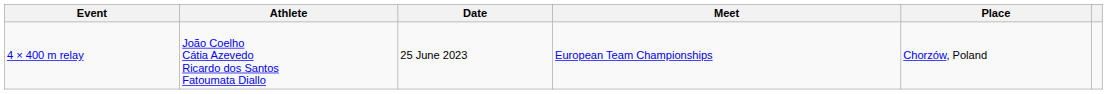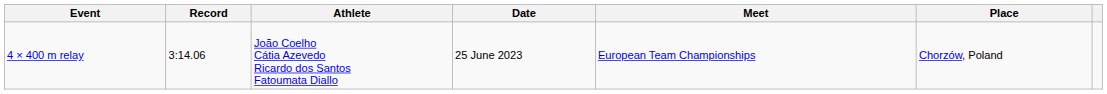+ column: (209, 13)
